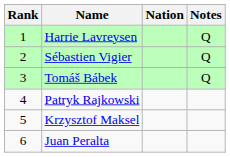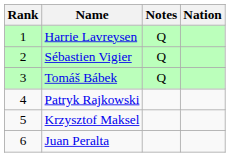columns swapped: (165, 15) <-> (206, 15)
